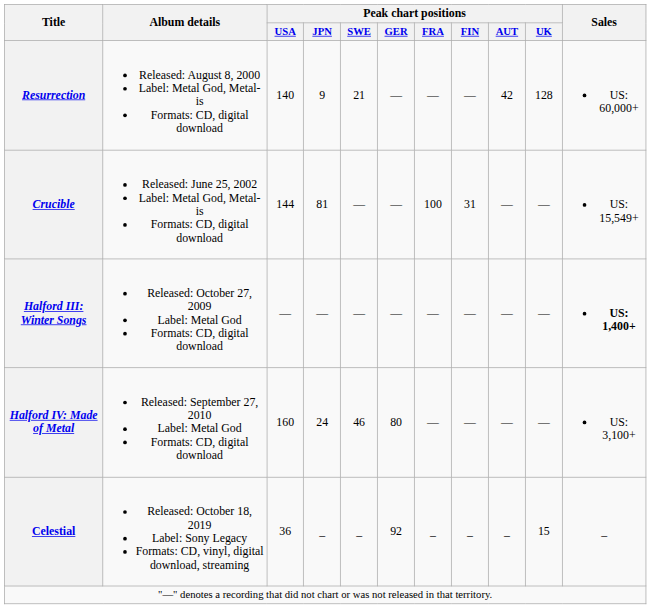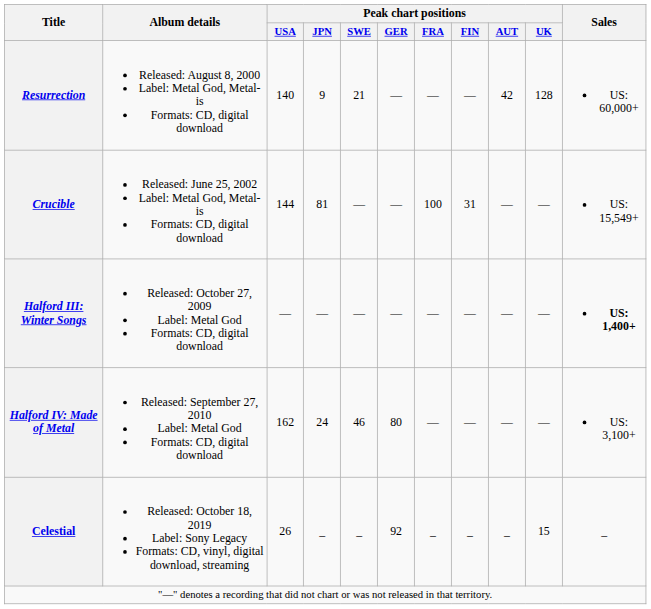(285, 422) 160 -> (285, 422) 162
(285, 531) 36 -> (285, 531) 26
